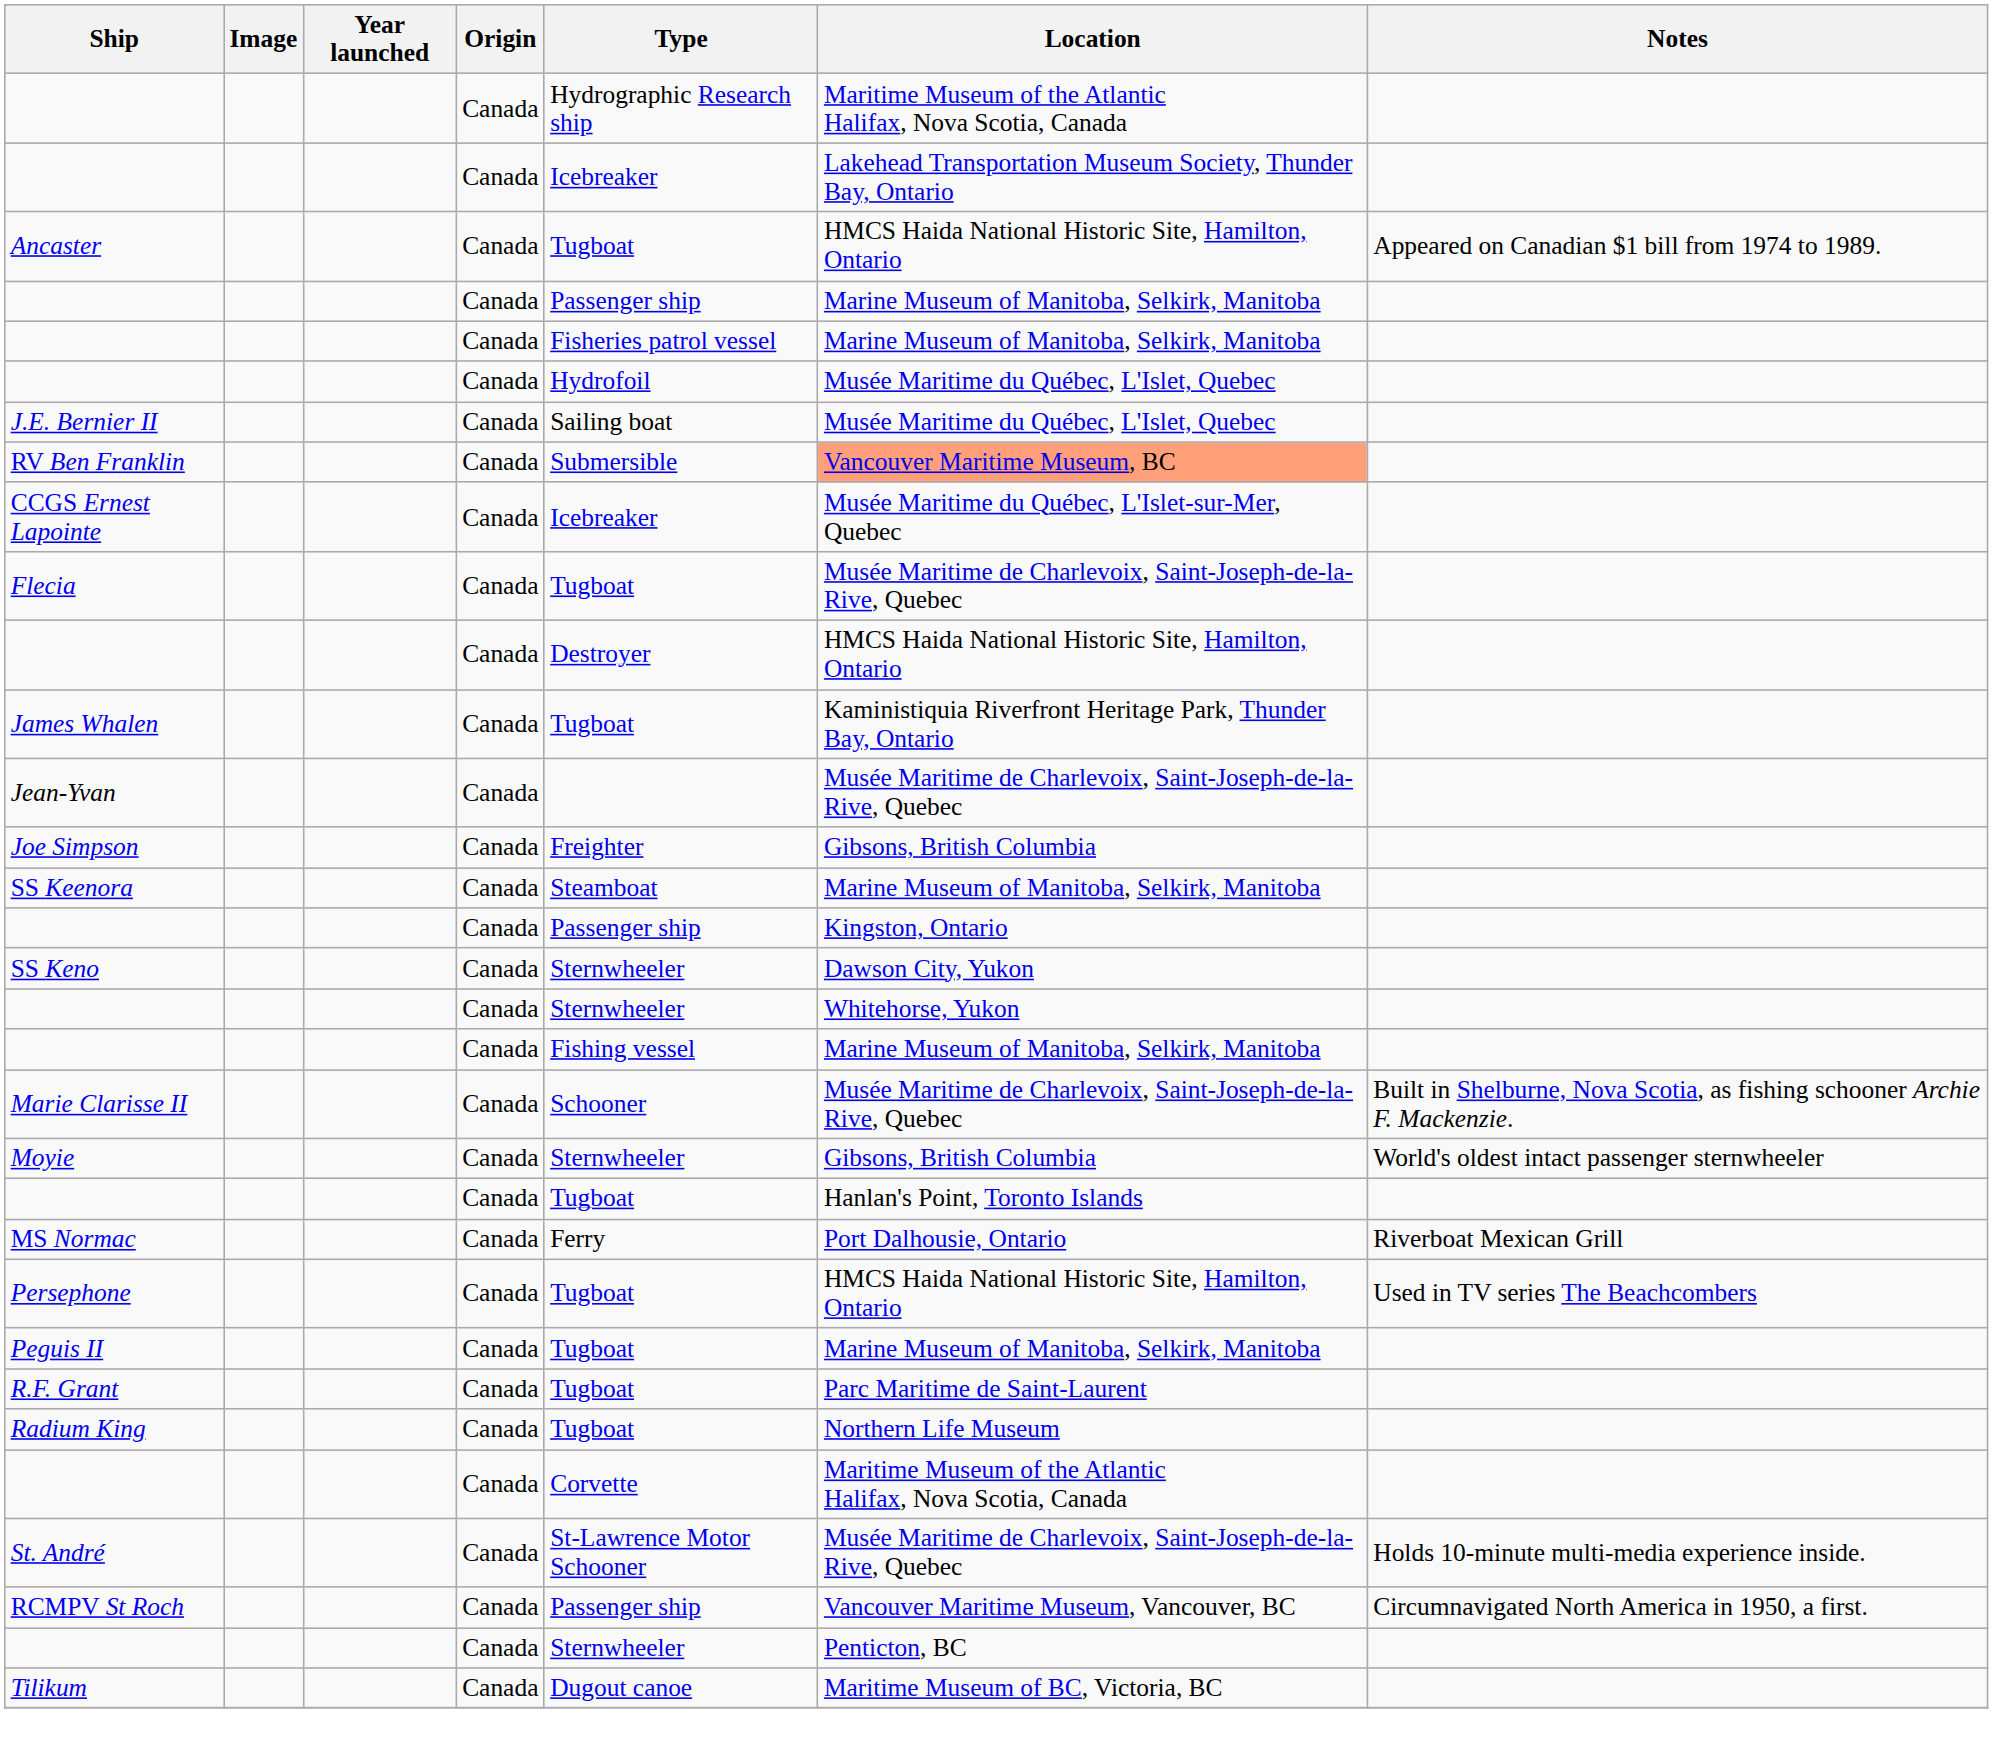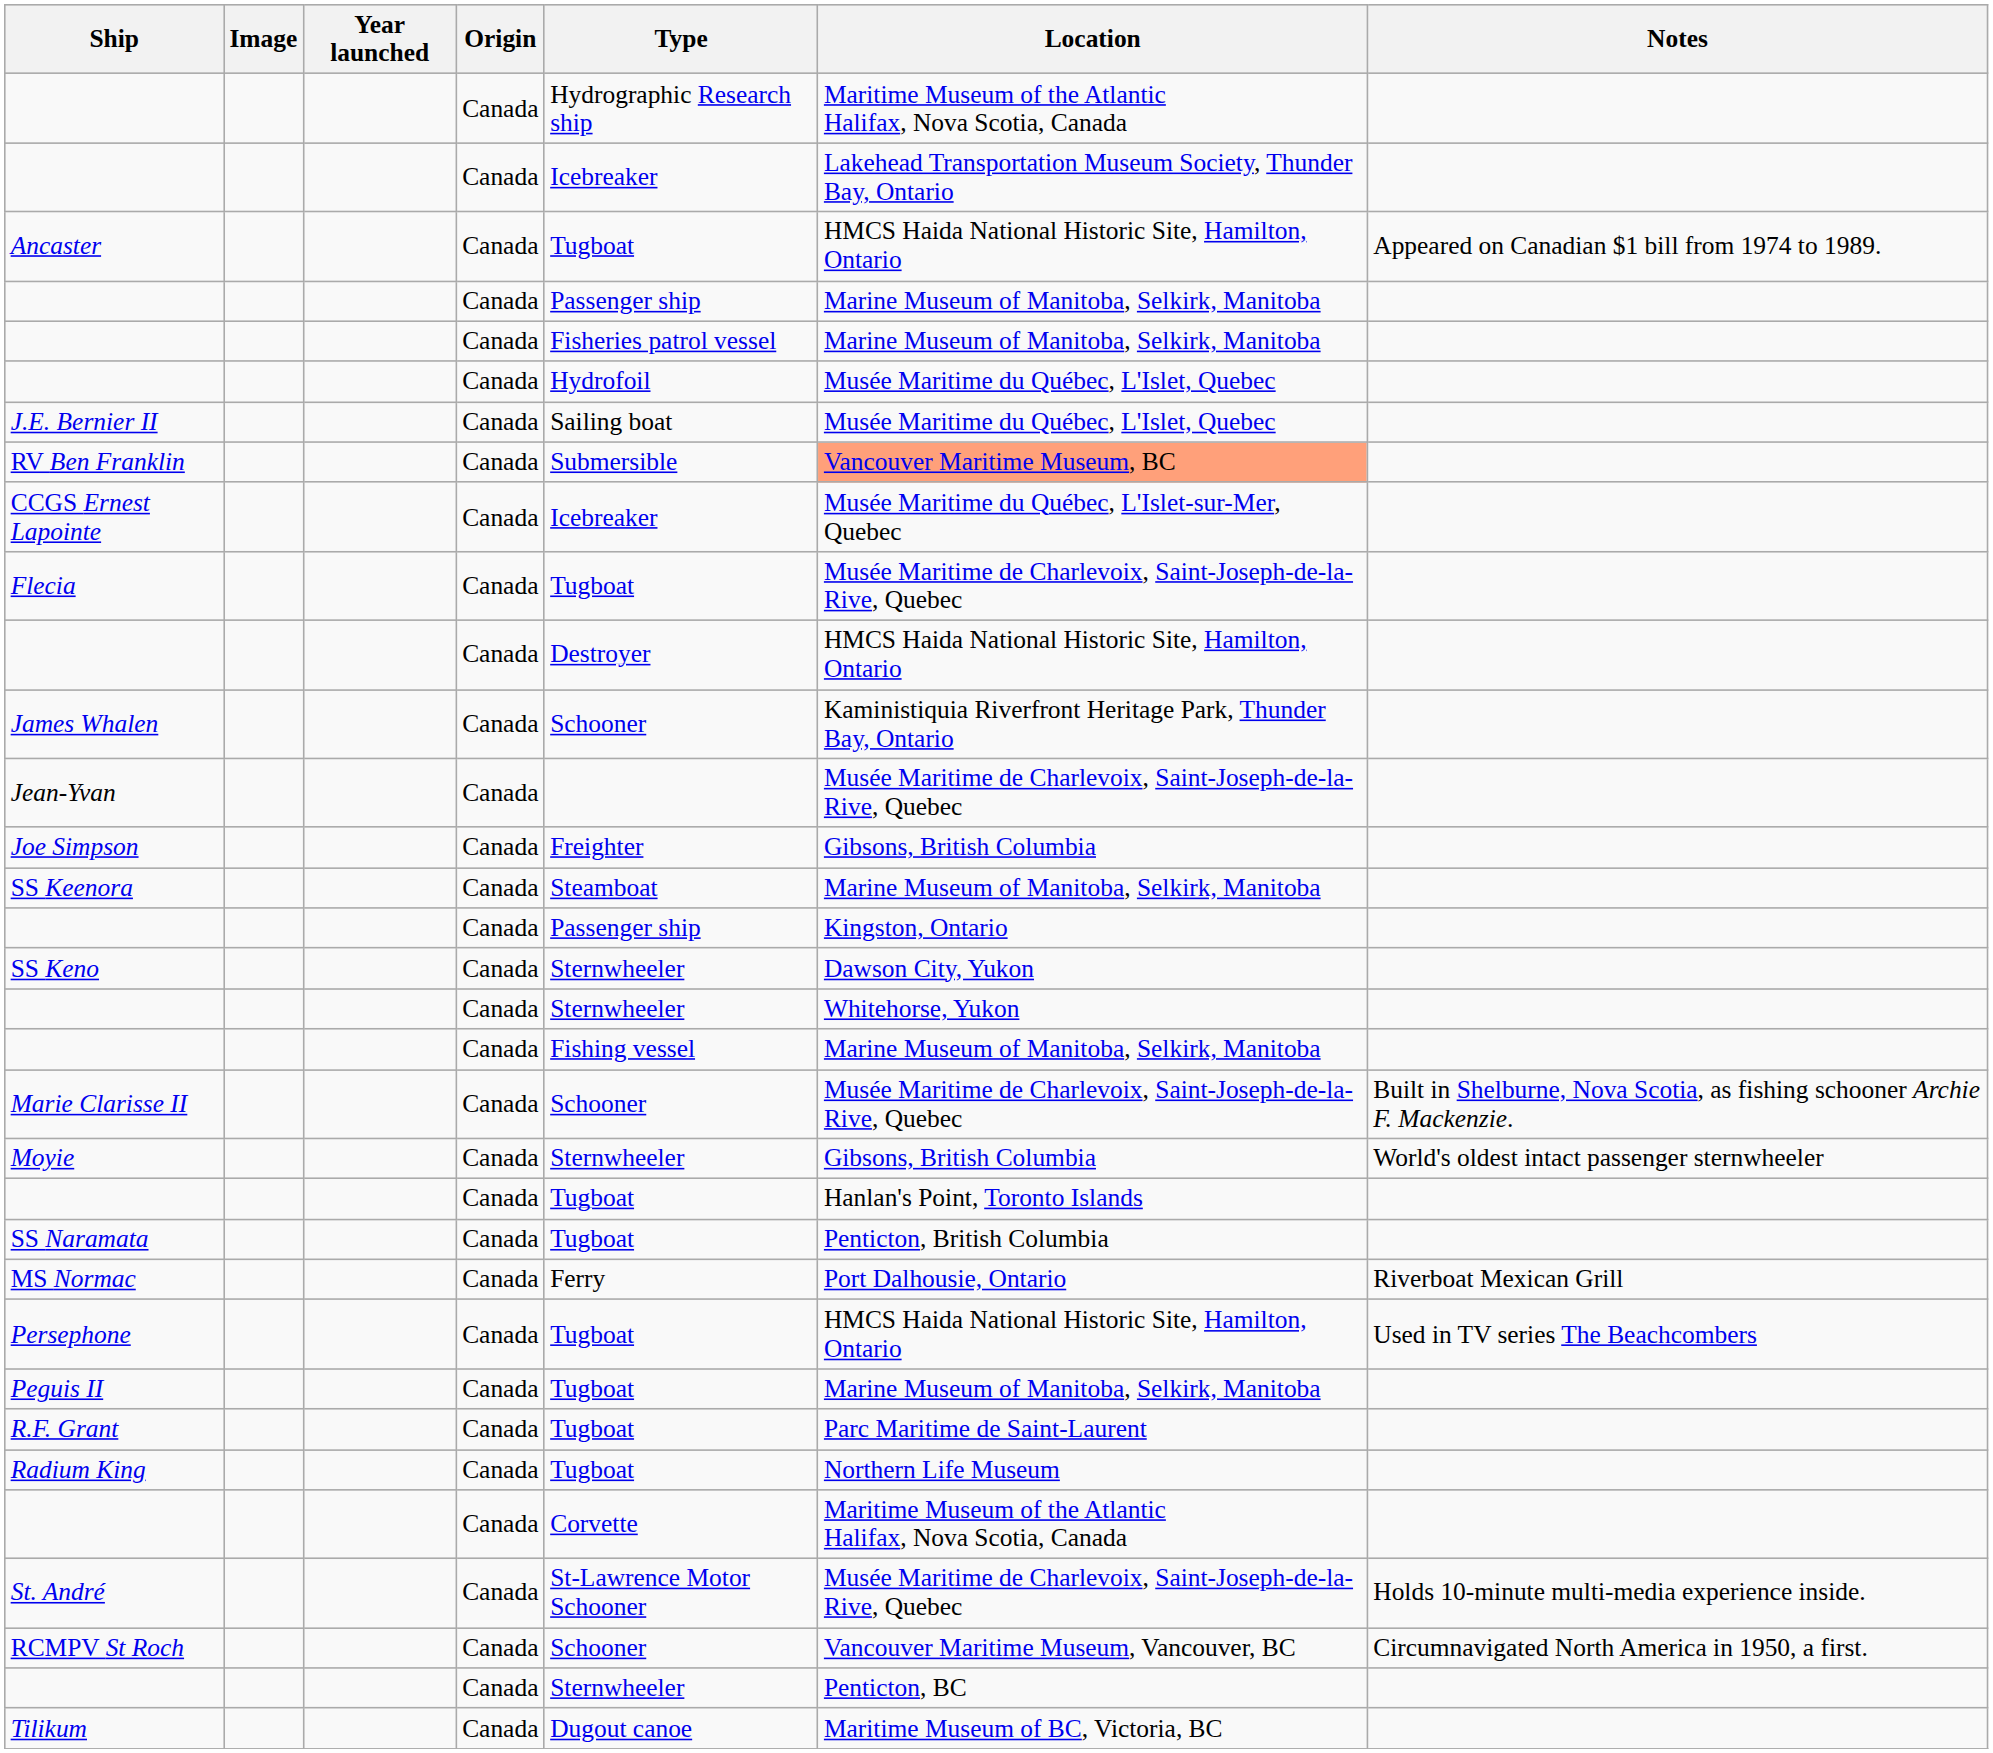(592, 723) Tugboat -> (598, 723) Schooner
+ row: (80, 1238)
(625, 1607) Passenger ship -> (598, 1647) Schooner
